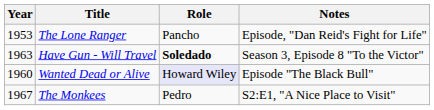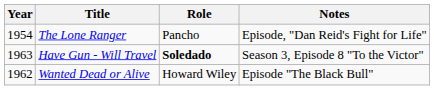(20, 34) 1953 -> (20, 34) 1954
(20, 74) 1960 -> (20, 74) 1962
(199, 74) lavender background -> (199, 74) no background
- row: (72, 94)
